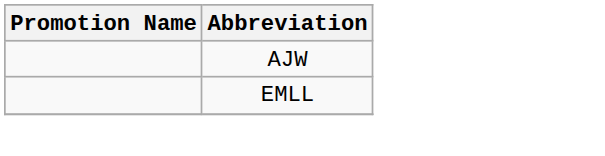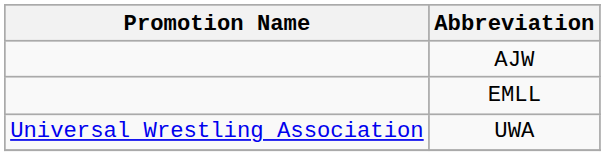+ row: (514, 132)
